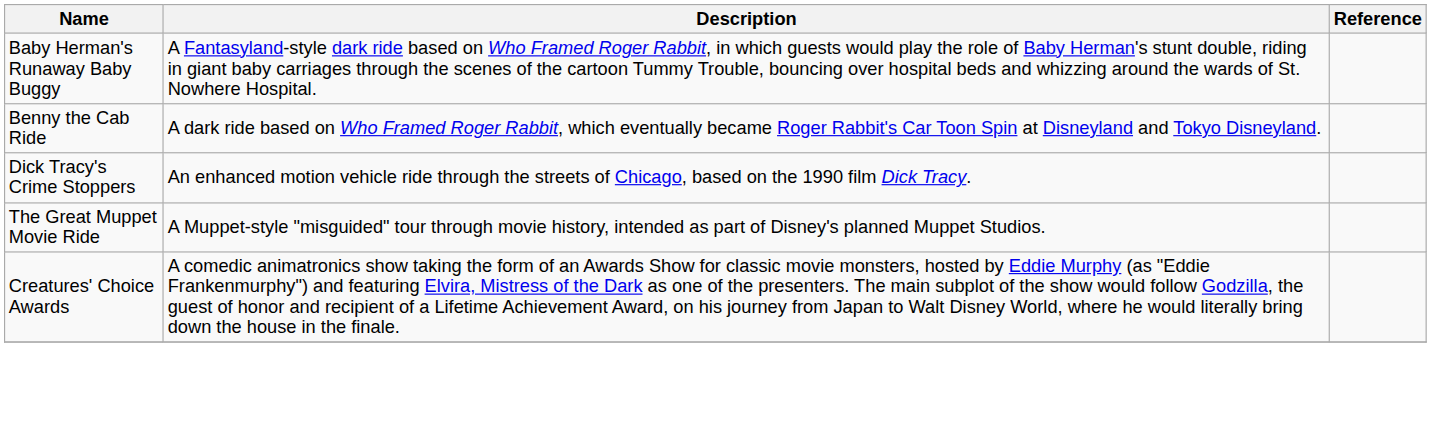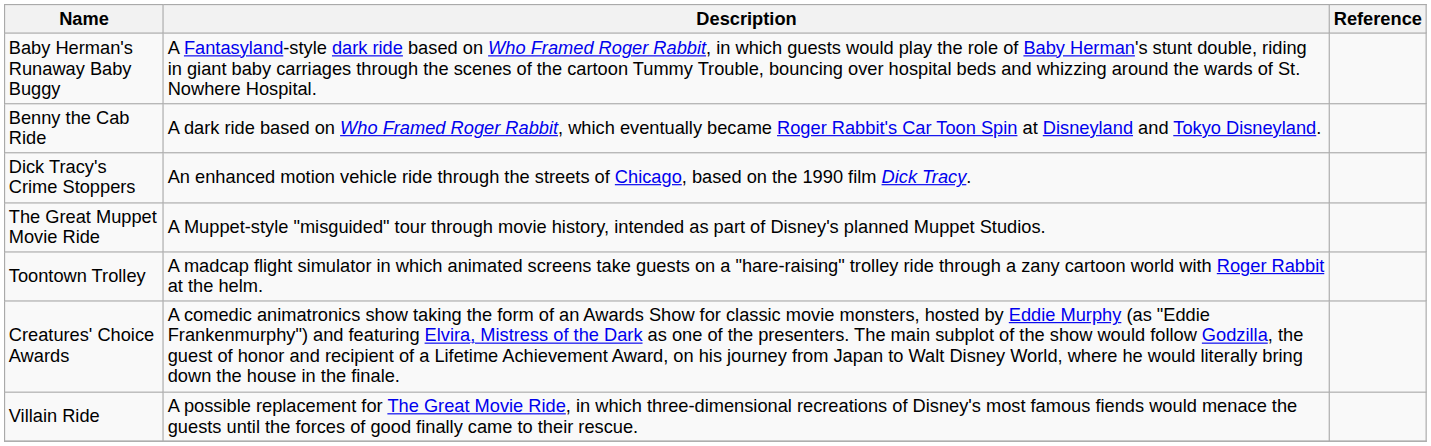+ row: (77, 276)
+ row: (54, 416)
